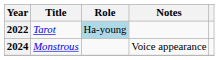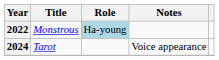(44, 30) Tarot -> (56, 30) Monstrous
(56, 47) Monstrous -> (44, 47) Tarot
